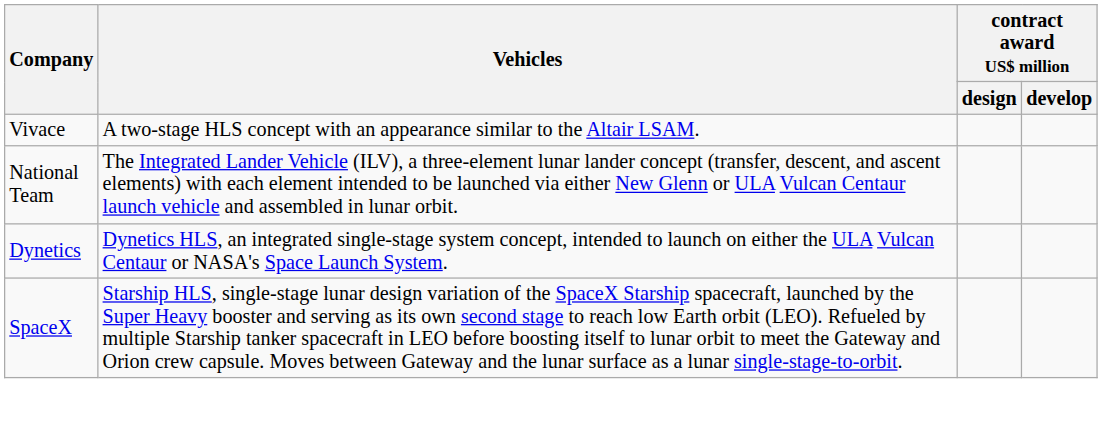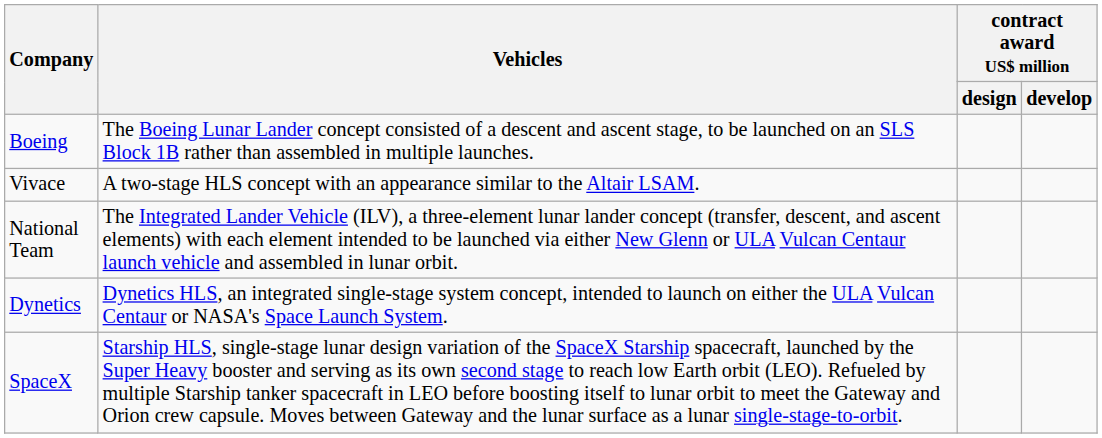+ row: (38, 141)
